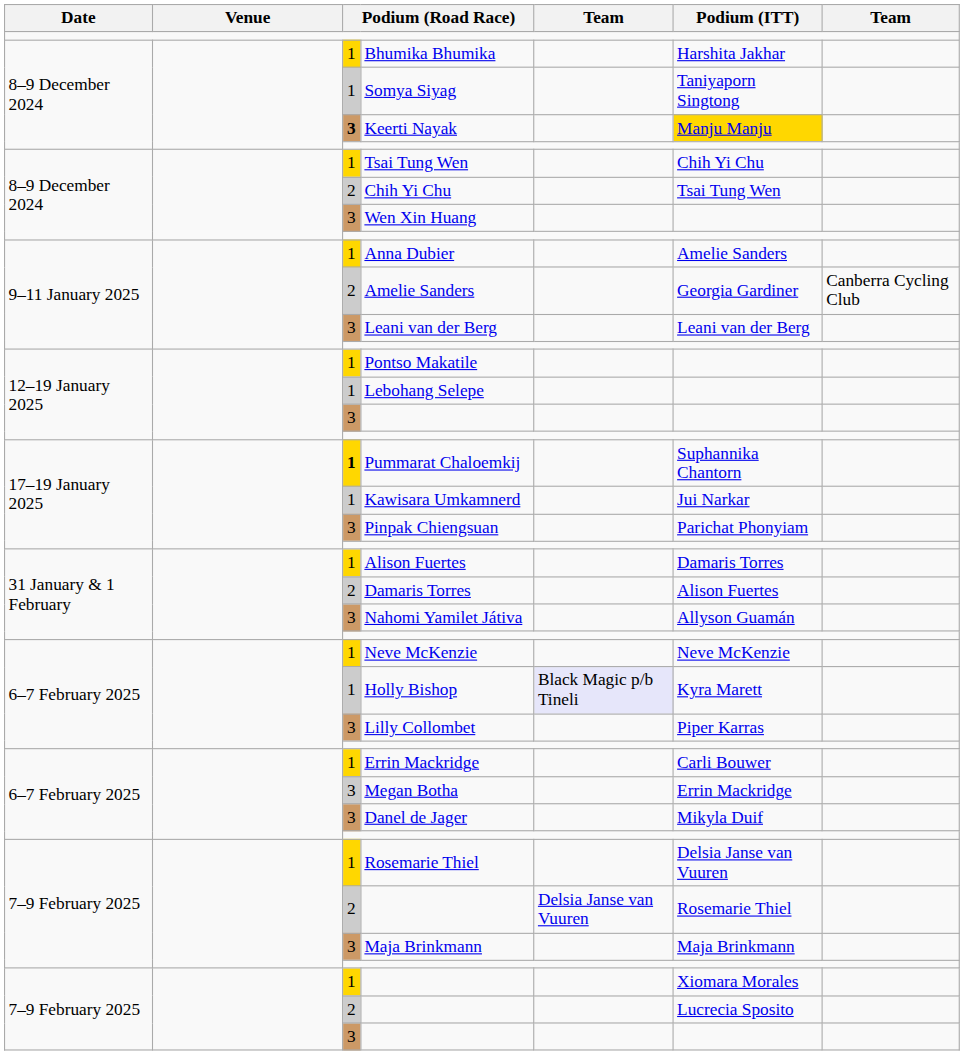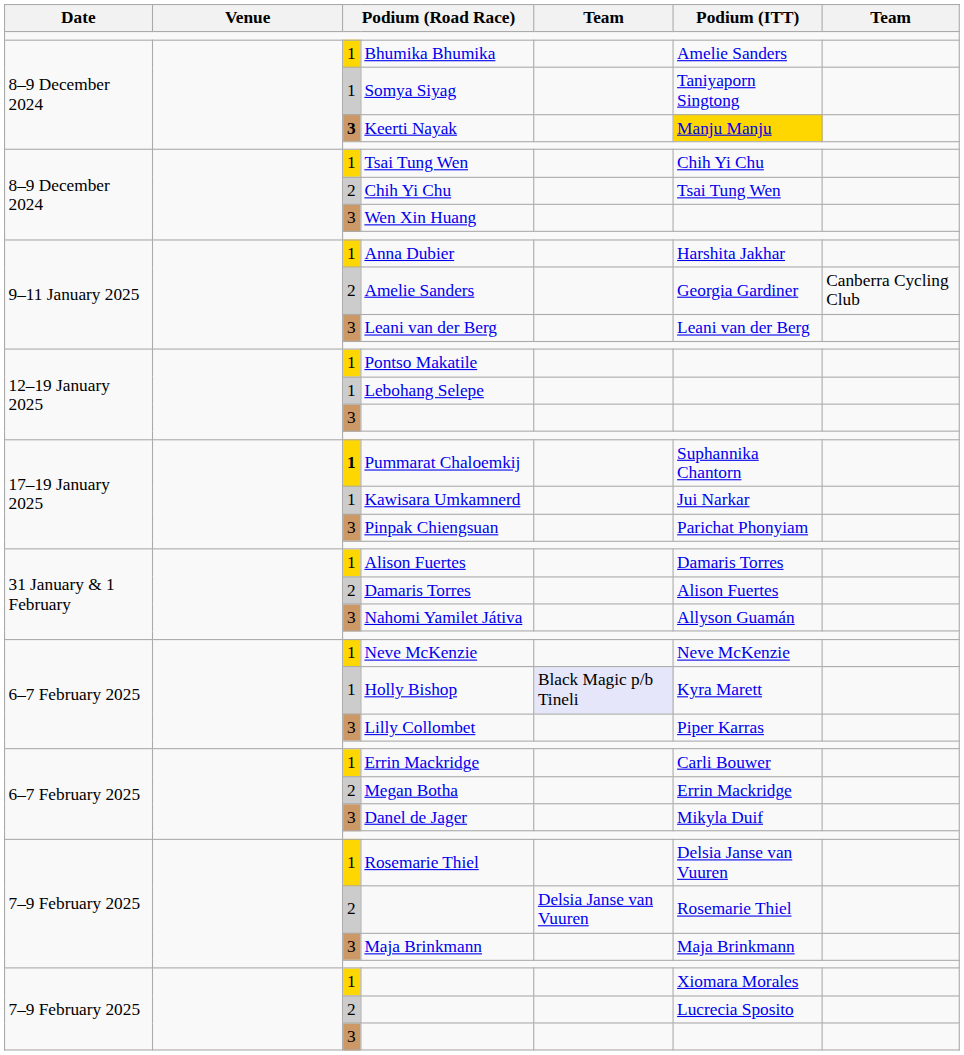(731, 53) Harshita Jakhar -> (732, 53) Amelie Sanders
(732, 253) Amelie Sanders -> (731, 253) Harshita Jakhar
(351, 789) 3 -> (351, 789) 2
